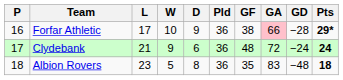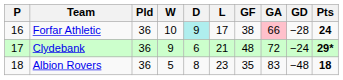columns swapped: (222, 13) <-> (145, 13)
(196, 30) no background -> (196, 30) paleturquoise background
(325, 30) 29* -> (325, 30) 24
(325, 48) 24 -> (325, 48) 29*
